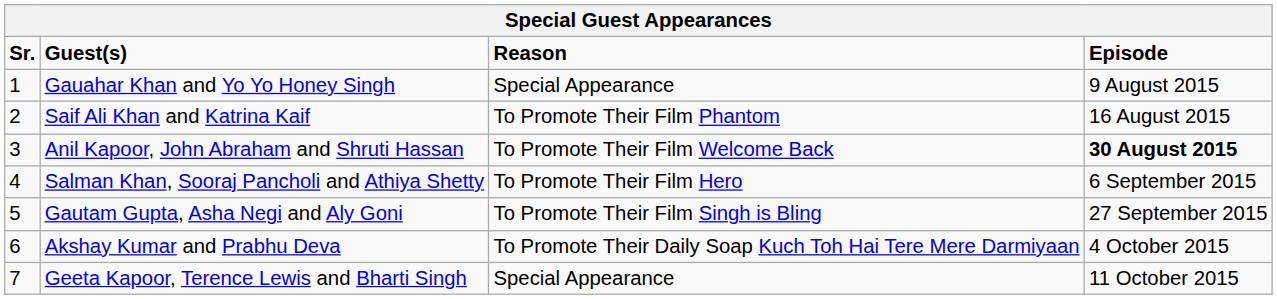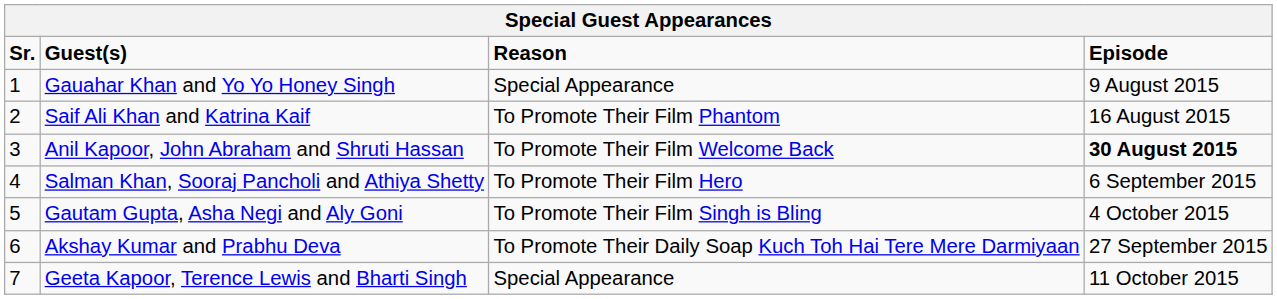(1178, 213) 27 September 2015 -> (1159, 213) 4 October 2015
(1159, 246) 4 October 2015 -> (1178, 246) 27 September 2015
